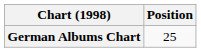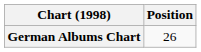(170, 36) 25 -> (170, 36) 26
